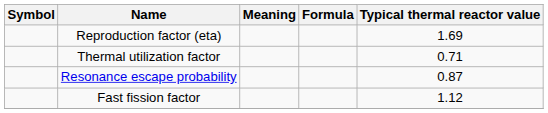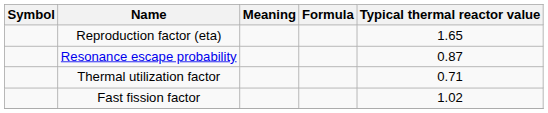(450, 35) 1.69 -> (450, 35) 1.65
rows swapped: (149, 56) <-> (149, 77)
(450, 98) 1.12 -> (450, 98) 1.02
